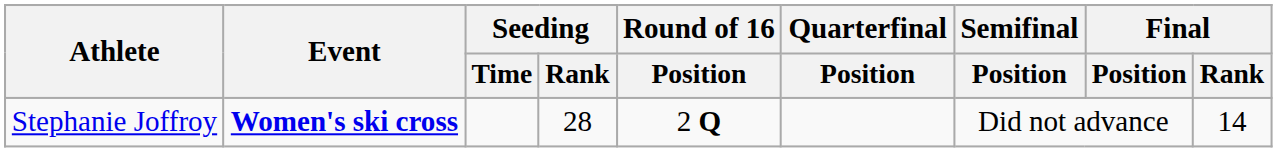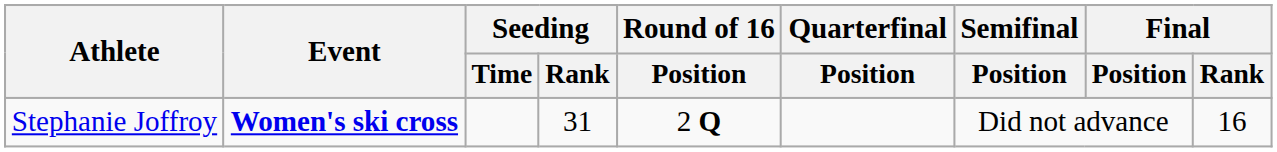(577, 122) 28 -> (577, 122) 31
(1232, 122) 14 -> (1232, 122) 16
